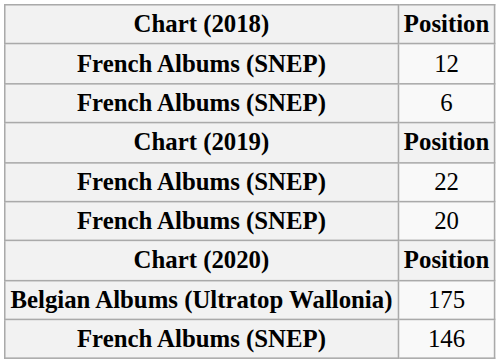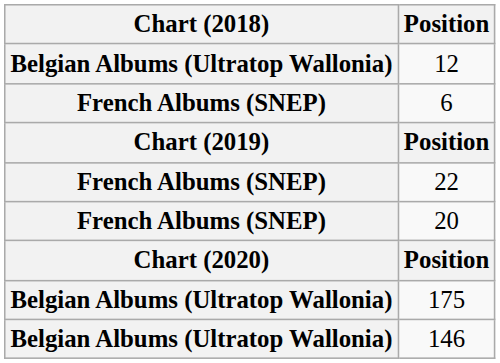(201, 63) French Albums (SNEP) -> (201, 63) Belgian Albums (Ultratop Wallonia)
(201, 338) French Albums (SNEP) -> (201, 338) Belgian Albums (Ultratop Wallonia)
